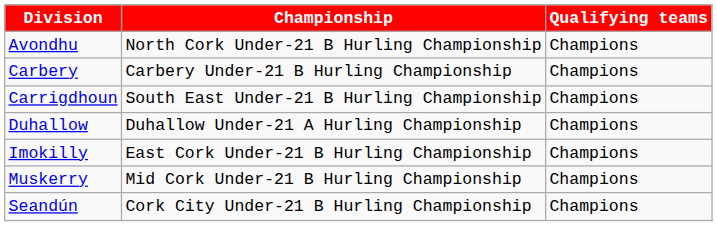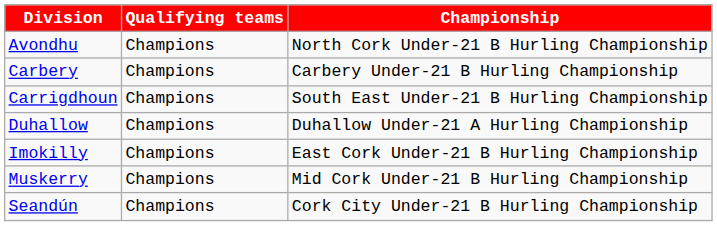columns swapped: (333, 18) <-> (629, 18)
